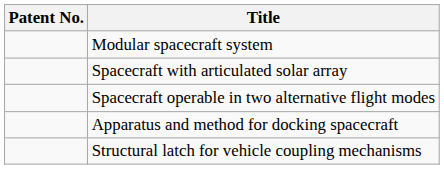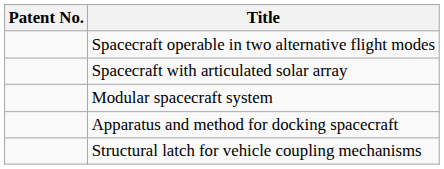rows swapped: (263, 97) <-> (182, 44)
